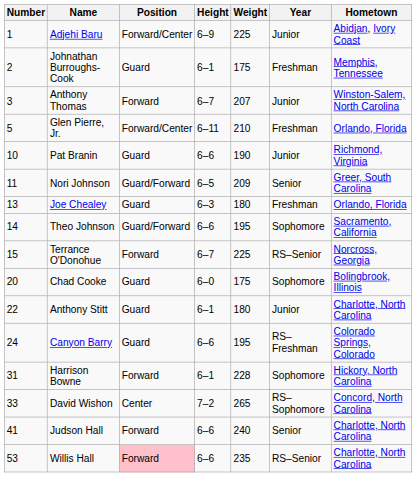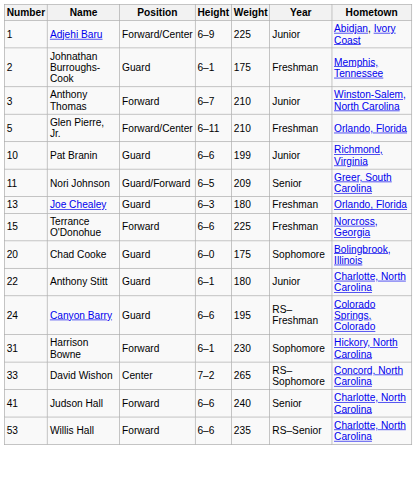(242, 101) 207 -> (242, 101) 210
(242, 156) 190 -> (242, 156) 199
- row: (82, 227)
(206, 254) 6–7 -> (206, 227) 6–6
(297, 254) RS–Senior -> (295, 227) Freshman
(242, 376) 228 -> (242, 348) 230
(140, 458) pink background -> (141, 431) no background
